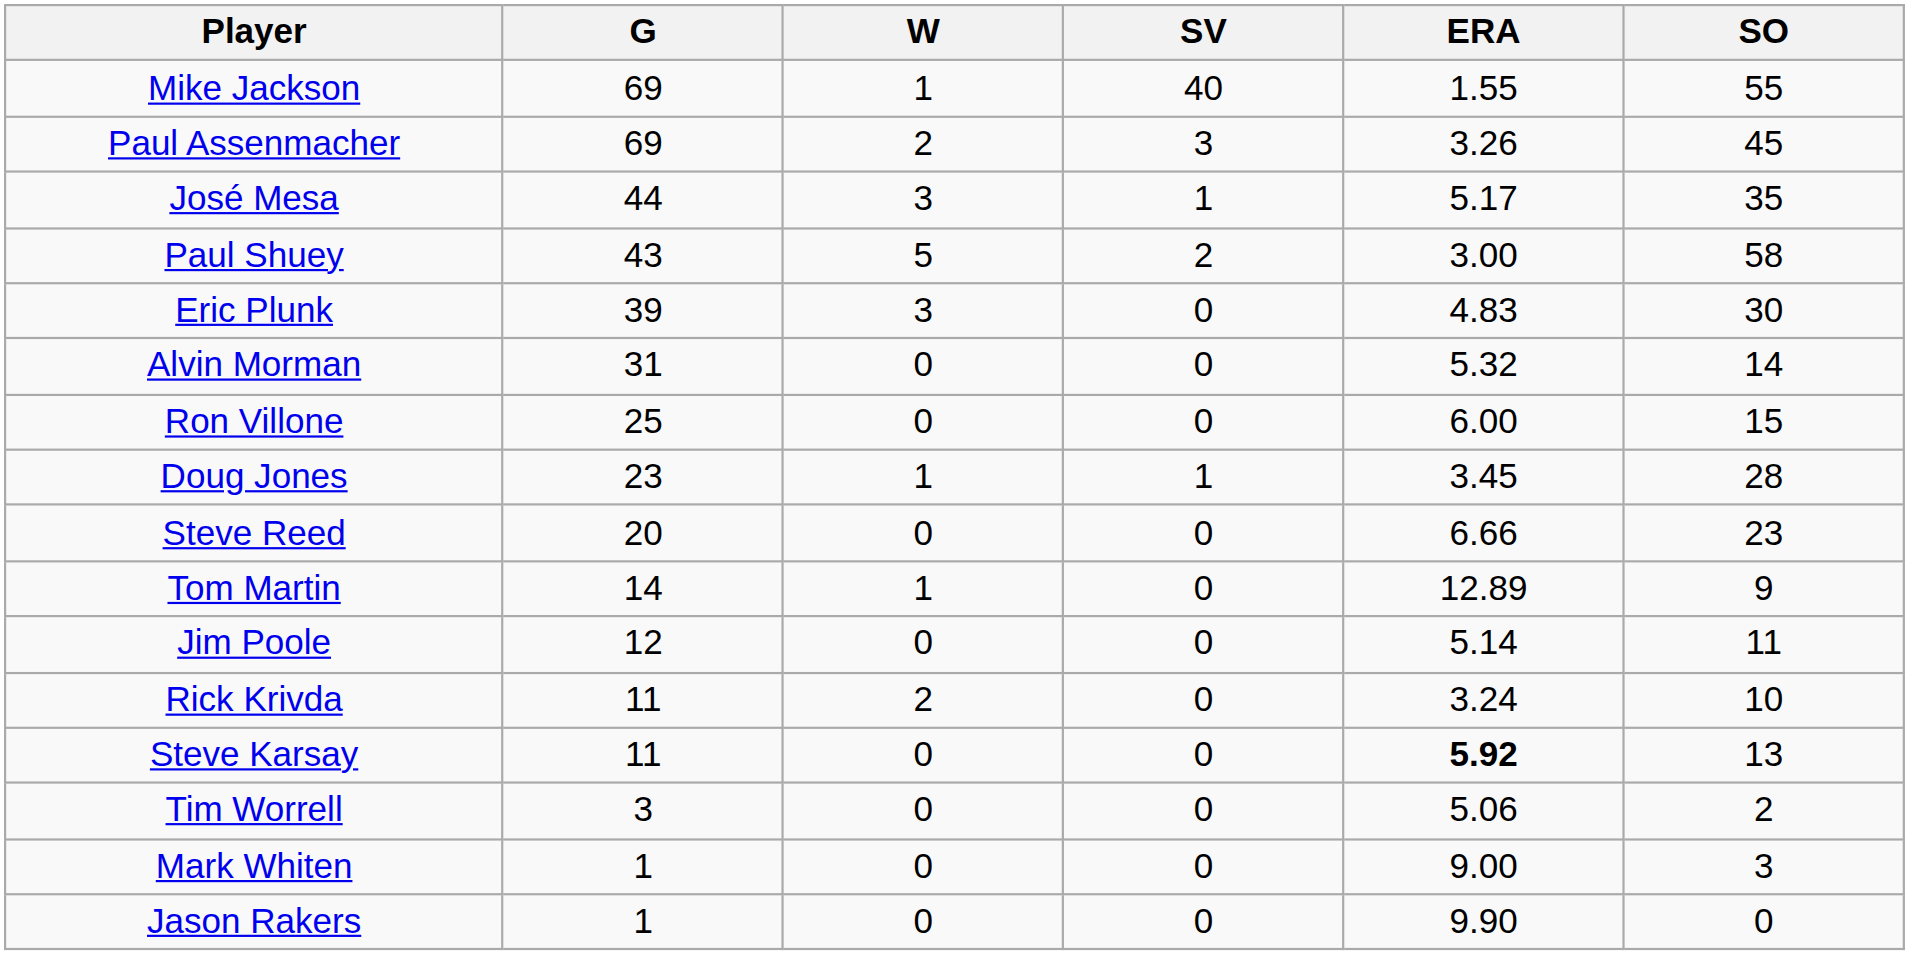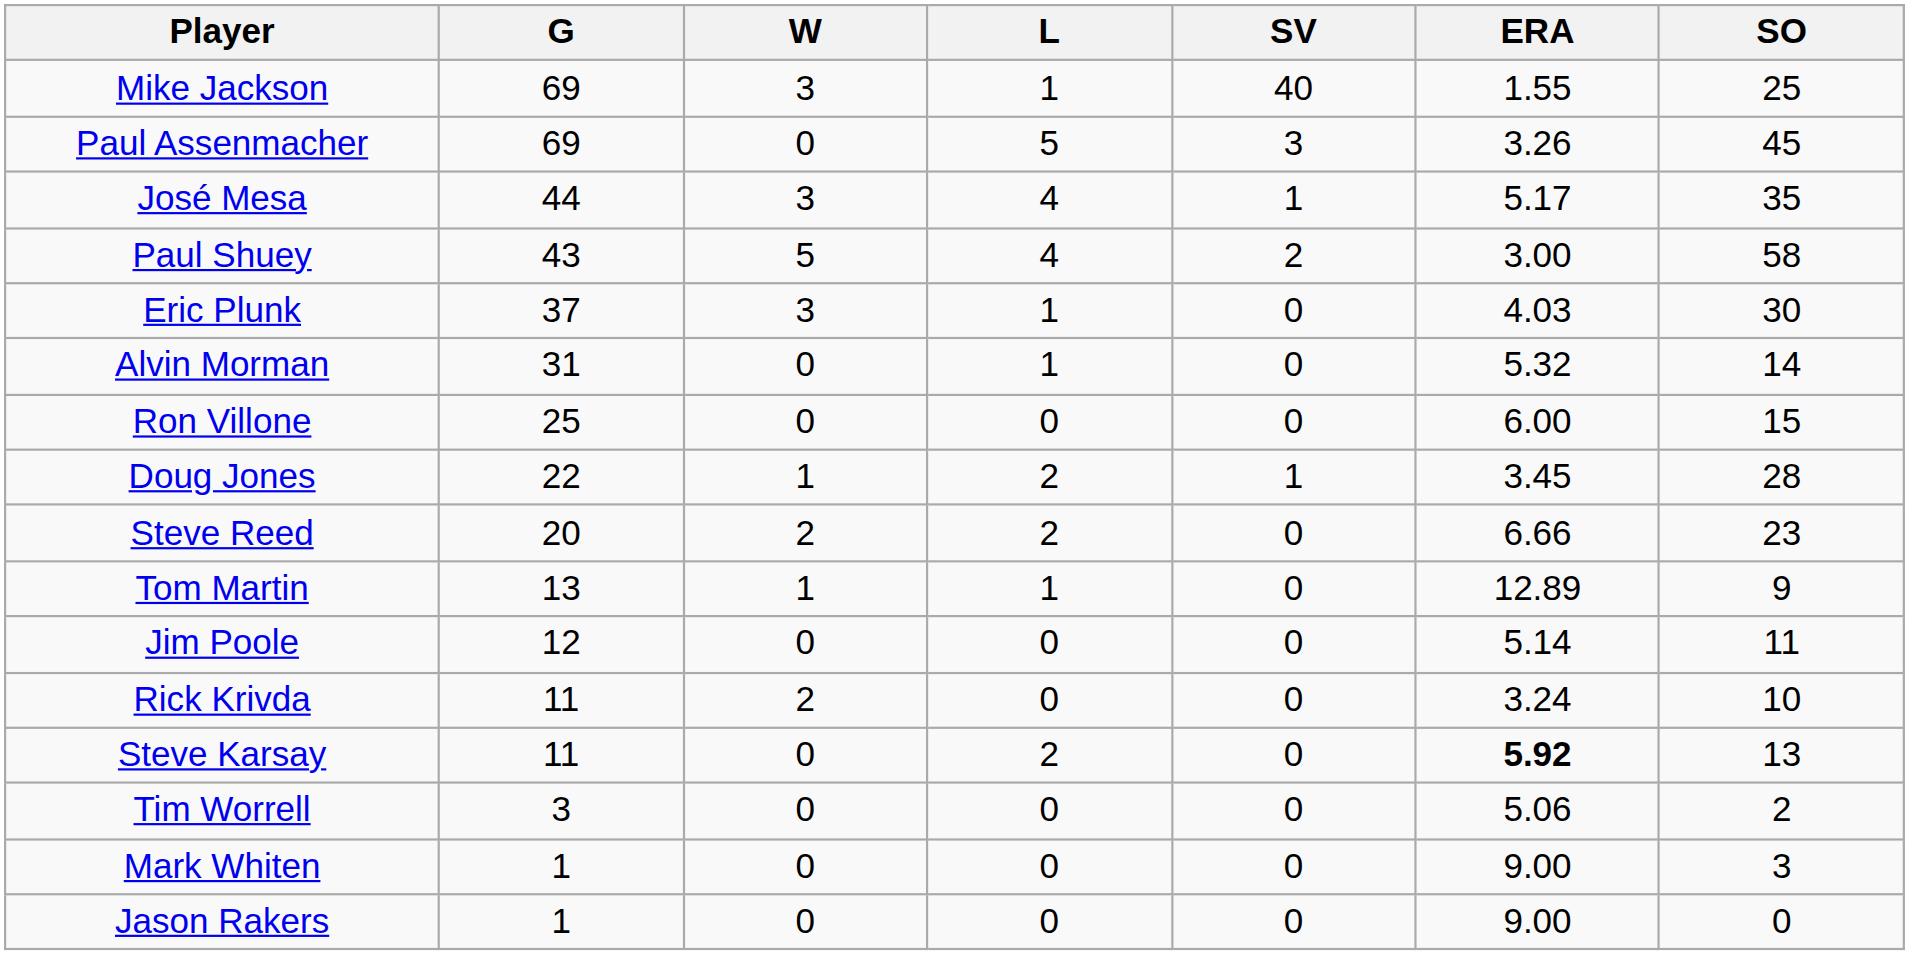+ column: (1049, 32)
(923, 87) 1 -> (805, 87) 3
(1764, 87) 55 -> (1782, 87) 25
(923, 143) 2 -> (805, 143) 0
(643, 310) 39 -> (561, 310) 37
(1484, 310) 4.83 -> (1537, 310) 4.03
(643, 476) 23 -> (561, 476) 22
(923, 532) 0 -> (805, 532) 2
(643, 587) 14 -> (561, 587) 13
(1484, 921) 9.90 -> (1537, 921) 9.00
